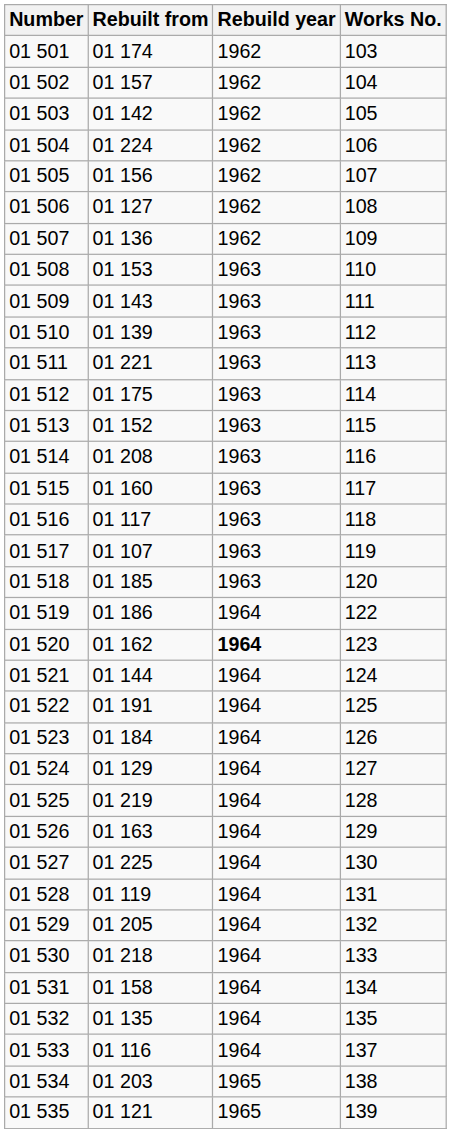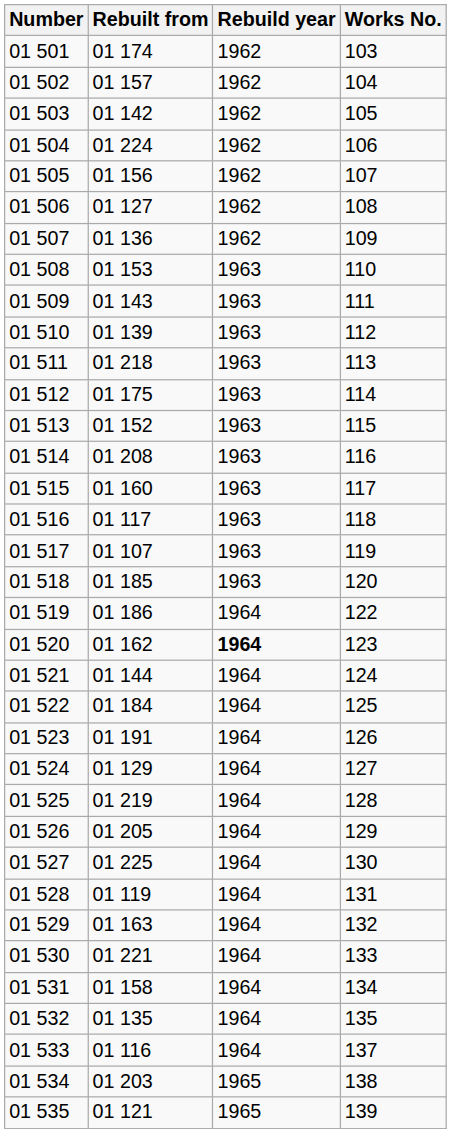(123, 363) 01 221 -> (123, 363) 01 218
(123, 706) 01 191 -> (123, 706) 01 184
(123, 737) 01 184 -> (123, 737) 01 191
(123, 831) 01 163 -> (123, 831) 01 205
(123, 925) 01 205 -> (123, 925) 01 163
(123, 956) 01 218 -> (123, 956) 01 221
